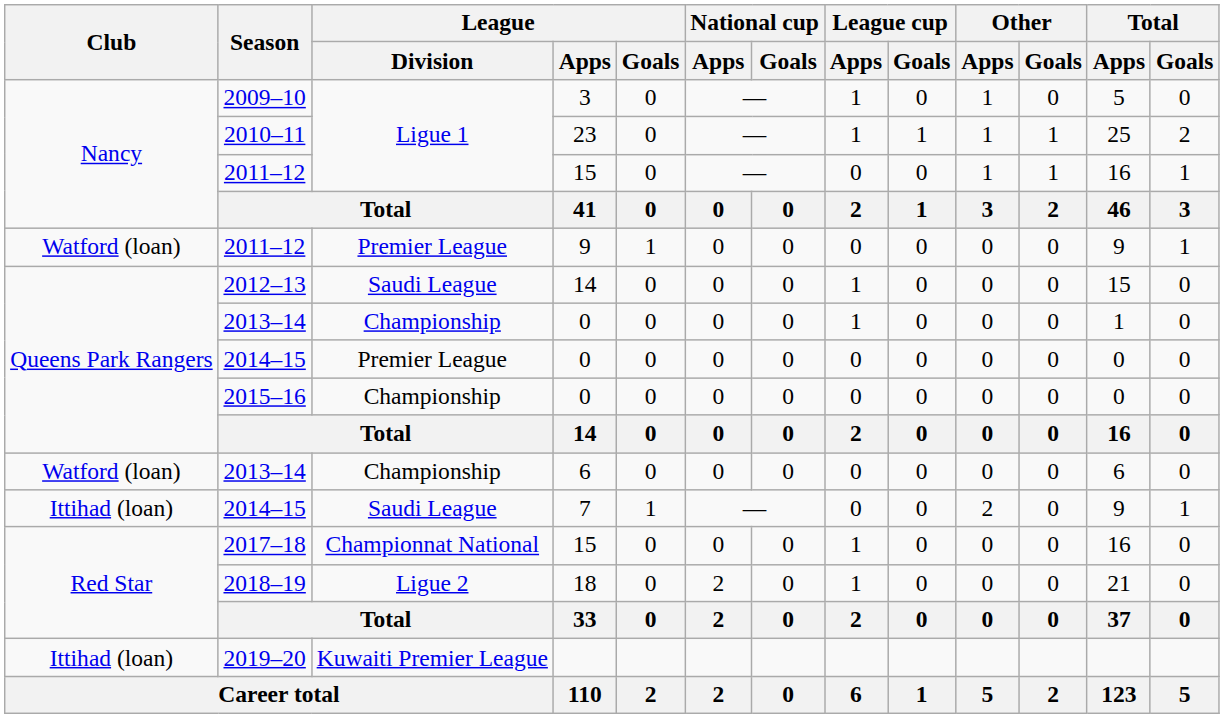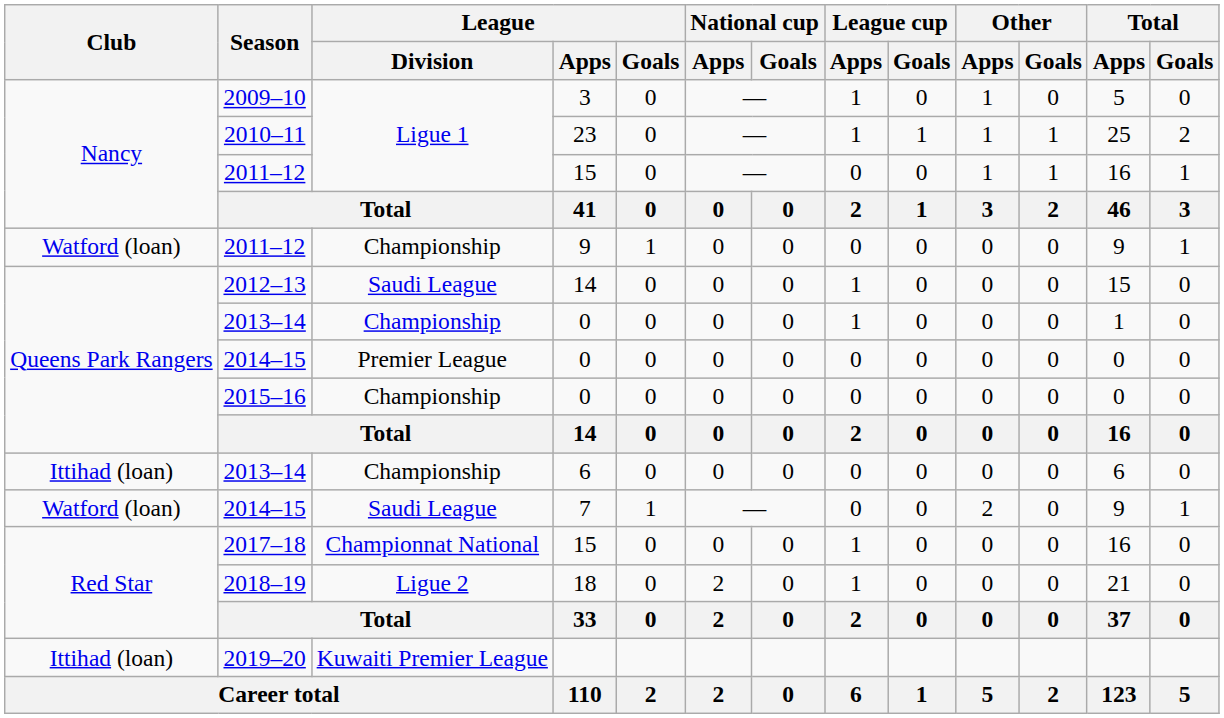(432, 246) Premier League -> (432, 246) Championship
(111, 470) Watford (loan) -> (111, 470) Ittihad (loan)
(111, 508) Ittihad (loan) -> (111, 508) Watford (loan)
